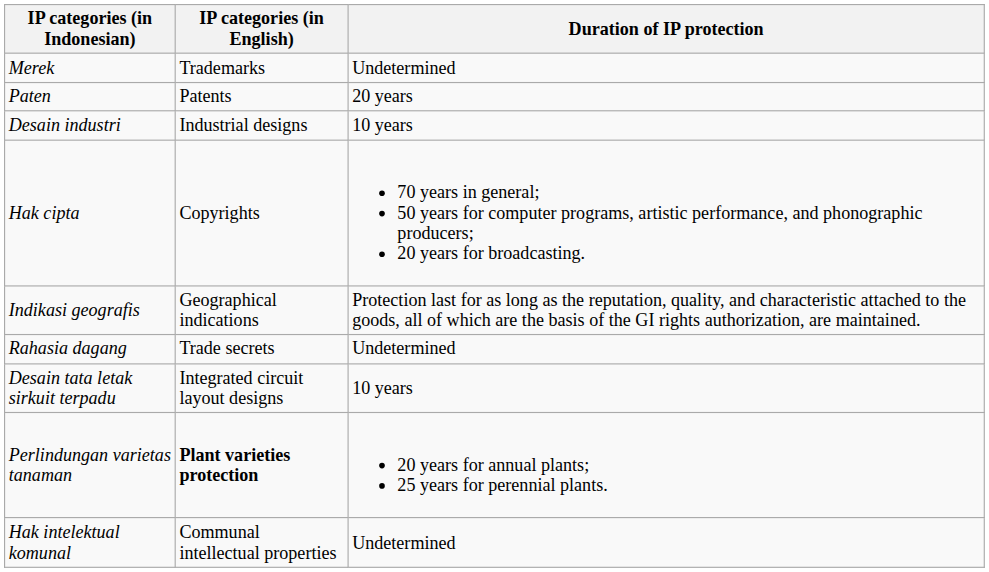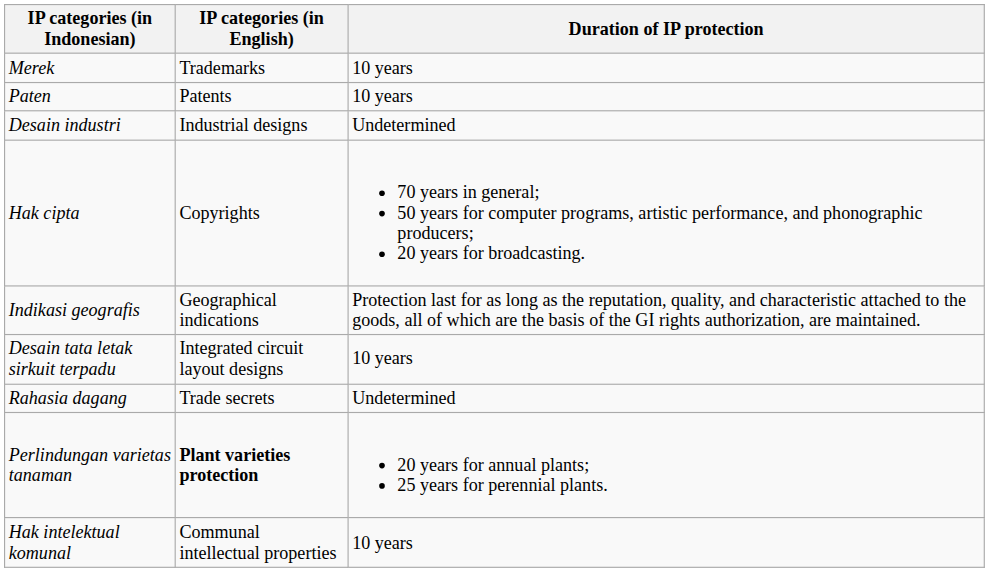(404, 67) Undetermined -> (383, 67) 10 years
(383, 96) 20 years -> (383, 96) 10 years
(383, 125) 10 years -> (404, 125) Undetermined
rows swapped: (70, 387) <-> (68, 349)
(404, 542) Undetermined -> (383, 542) 10 years
